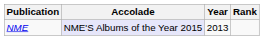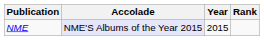(218, 27) 2013 -> (218, 27) 2015
